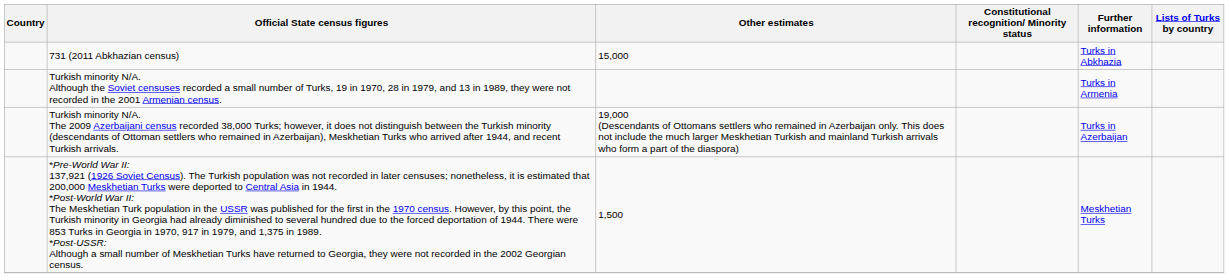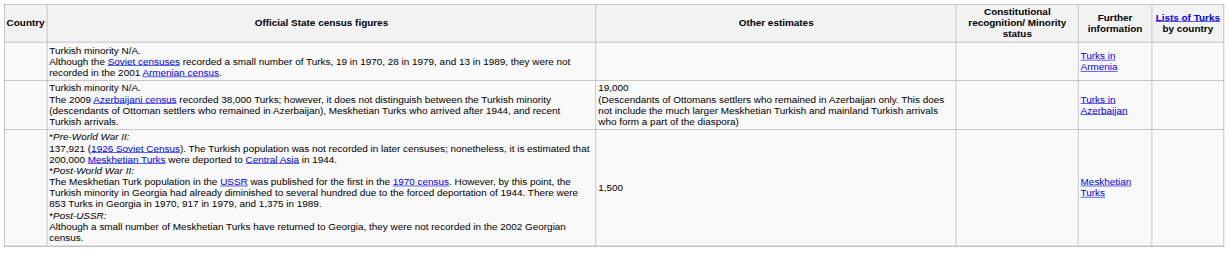- row: (114, 55)
